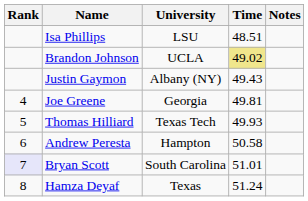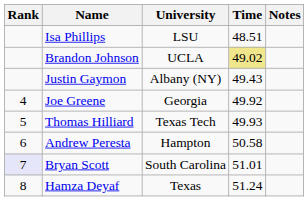(247, 100) 49.81 -> (247, 100) 49.92
